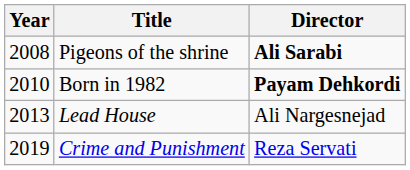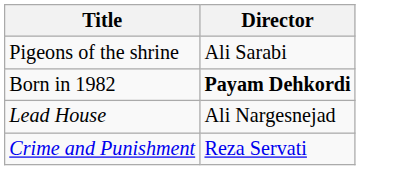- column: (29, 20)
(298, 52) bold -> (246, 52) normal
